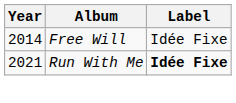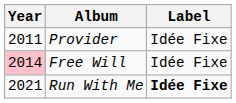+ row: (83, 40)
(25, 40) no background -> (25, 63) pink background
